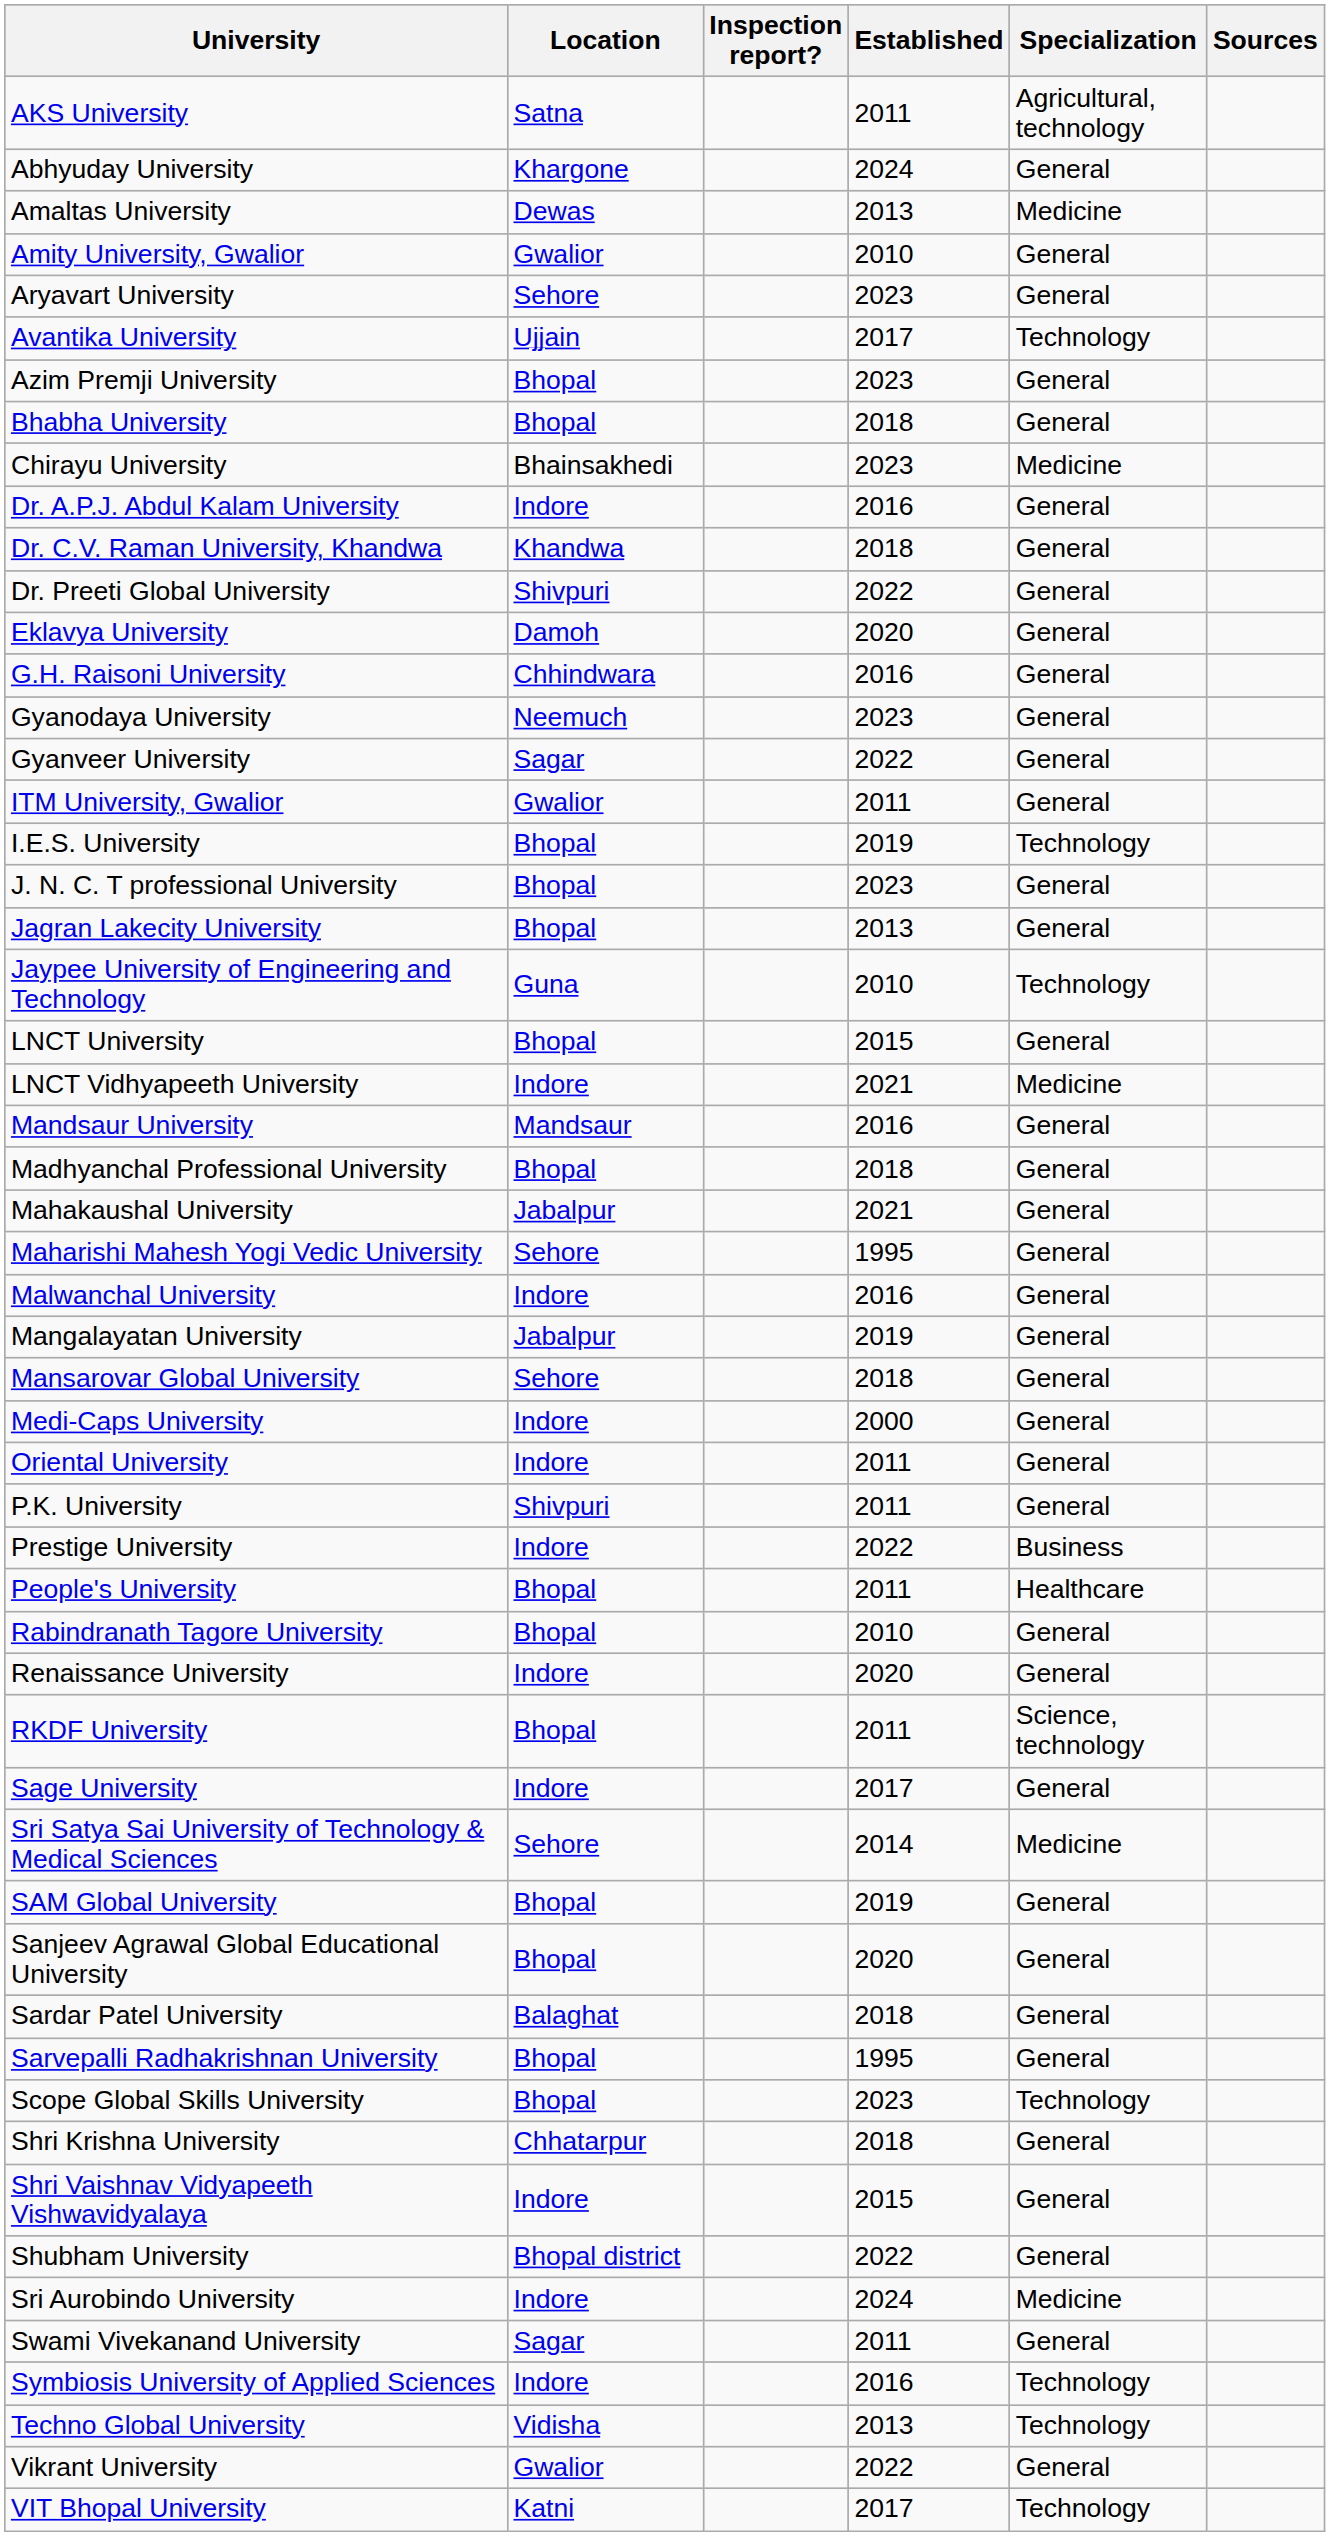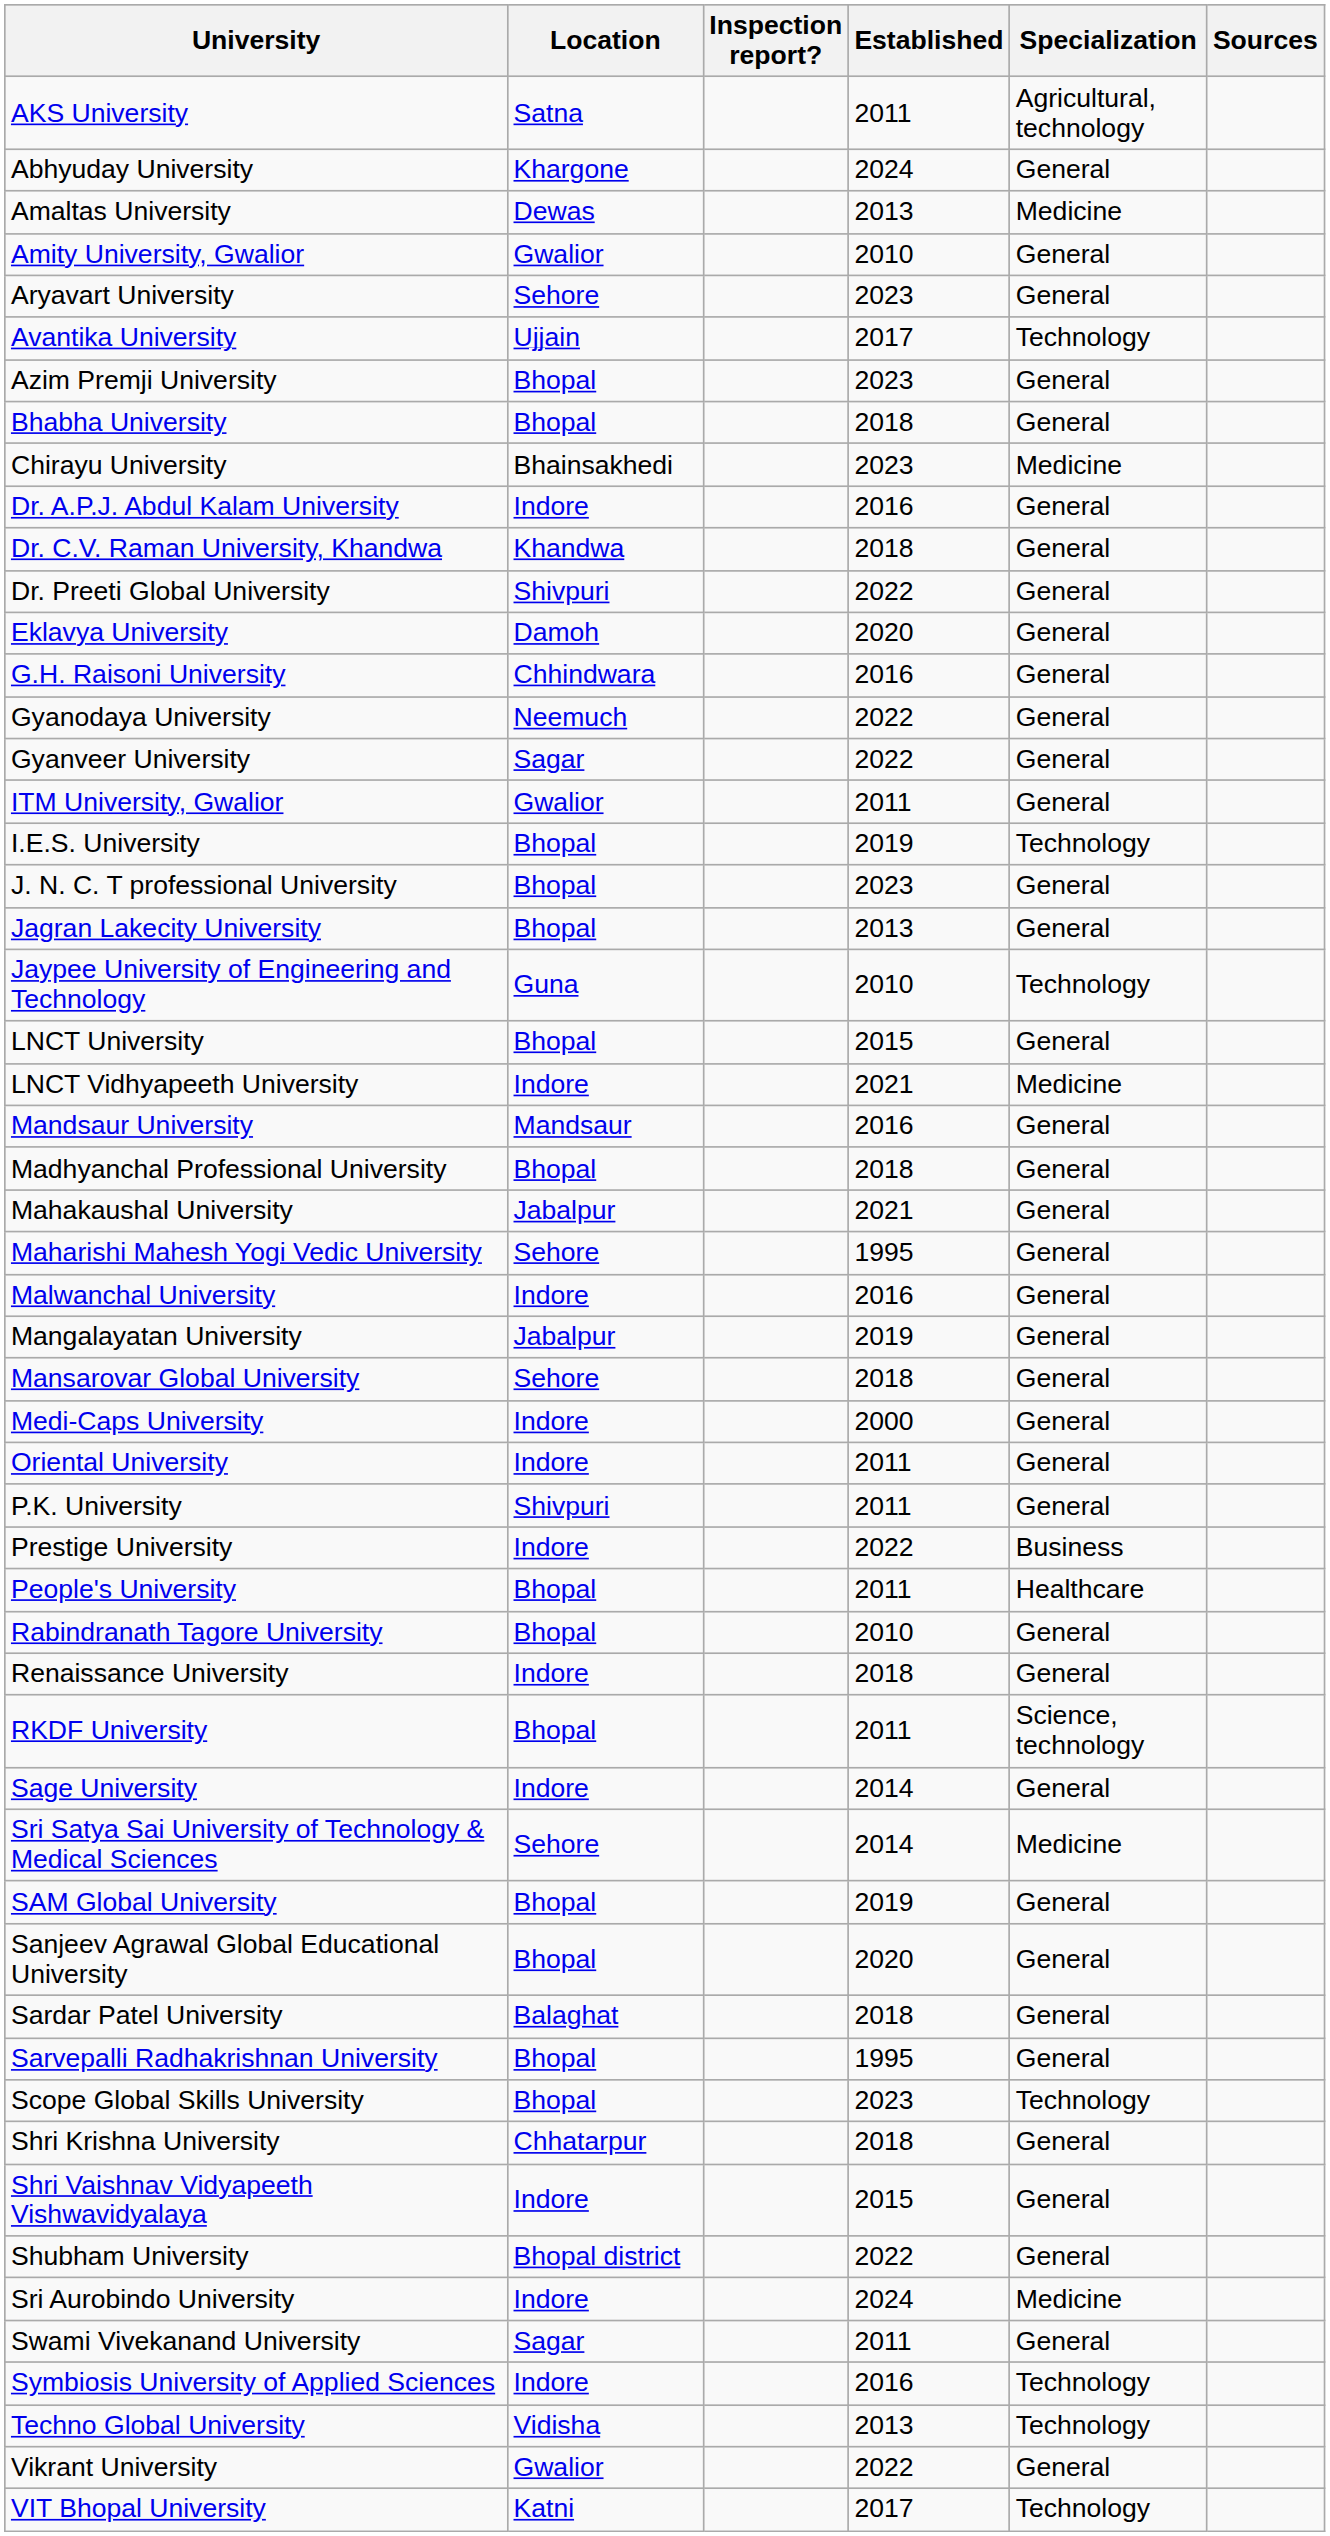(884, 717) 2023 -> (884, 717) 2022
(884, 1673) 2020 -> (884, 1673) 2018
(884, 1787) 2017 -> (884, 1787) 2014
